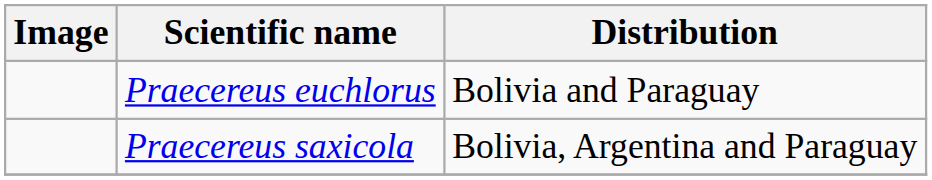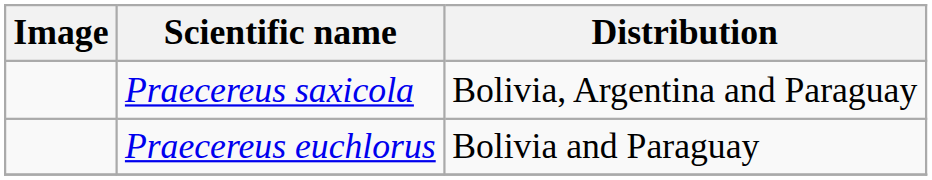rows swapped: (280, 89) <-> (269, 145)
